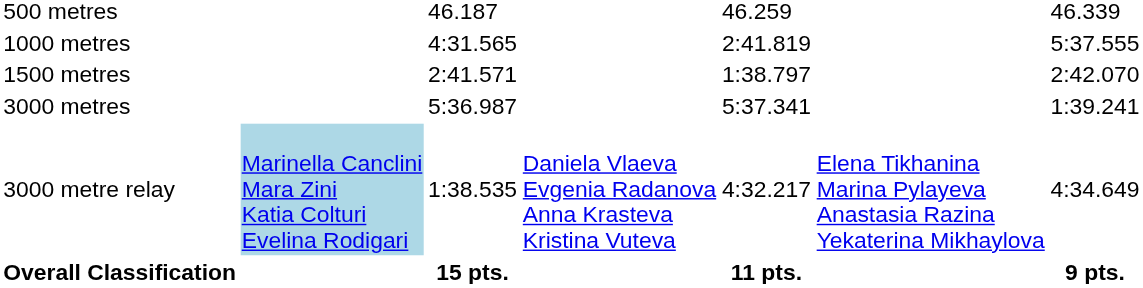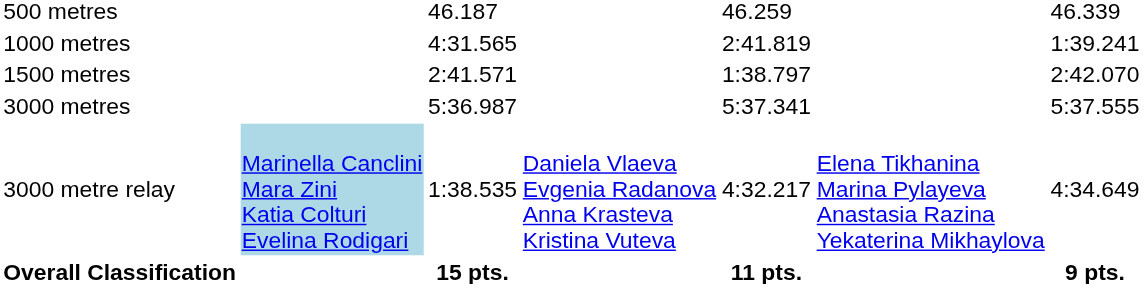(1095, 43) 5:37.555 -> (1095, 43) 1:39.241
(1095, 106) 1:39.241 -> (1095, 106) 5:37.555
